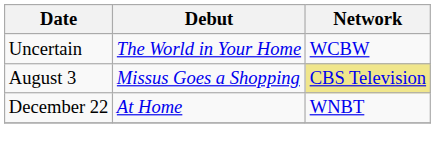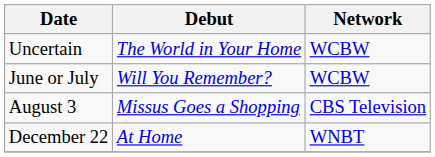+ row: (54, 78)
(368, 78) khaki background -> (368, 107) no background
